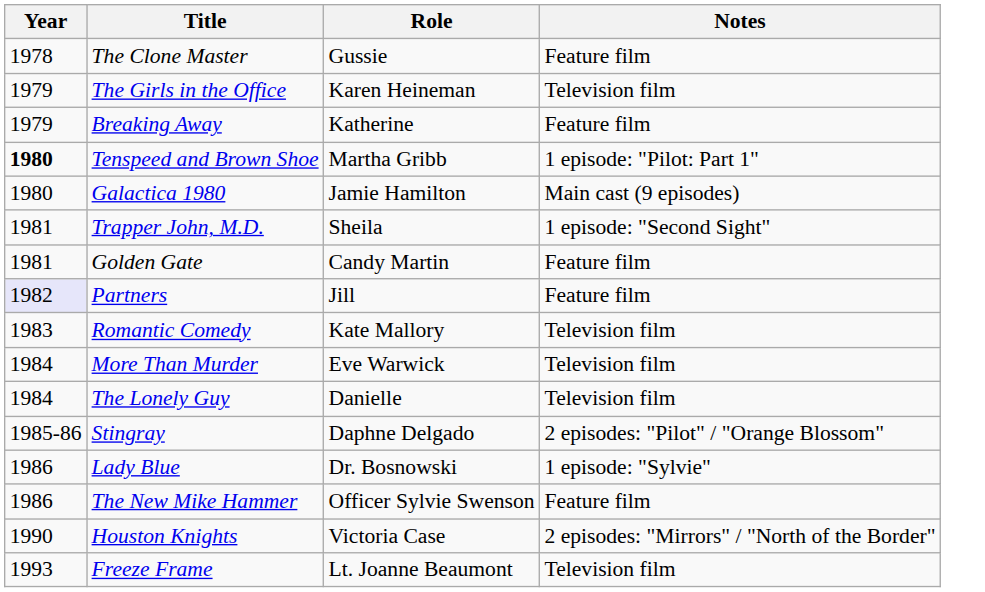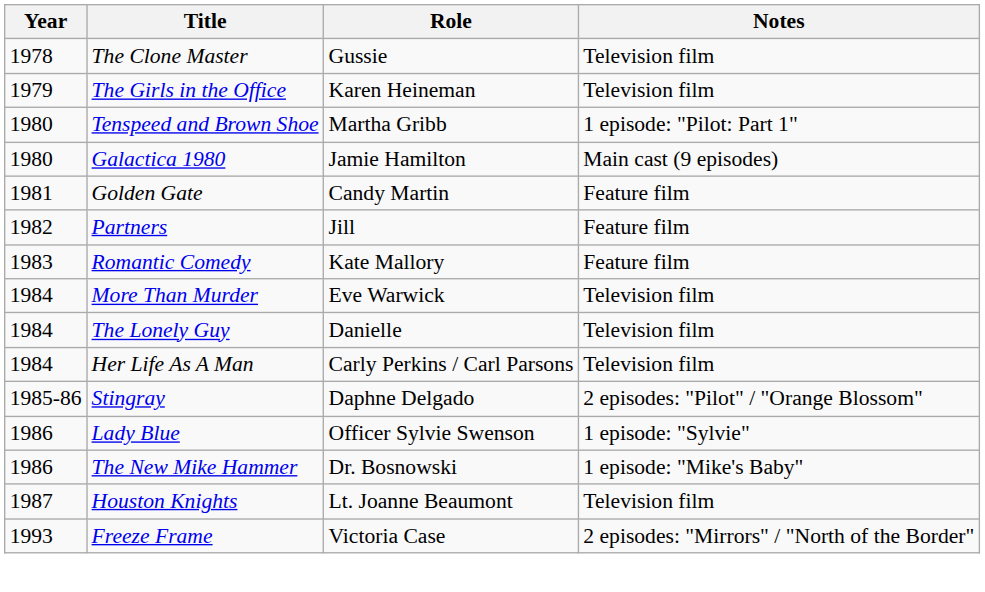(598, 55) Feature film -> (649, 55) Television film
- row: (157, 124)
(31, 158) bold -> (31, 124) normal
- row: (178, 227)
(31, 295) lavender background -> (31, 227) no background
(610, 329) Television film -> (636, 261) Feature film
+ row: (173, 364)
(393, 466) Dr. Bosnowski -> (432, 432) Officer Sylvie Swenson
(432, 501) Officer Sylvie Swenson -> (393, 466) Dr. Bosnowski
(598, 501) Feature film -> (693, 466) 1 episode: "Mike's Baby"
(31, 535) 1990 -> (31, 501) 1987
(387, 535) Victoria Case -> (421, 501) Lt. Joanne Beaumont
(740, 535) 2 episodes: "Mirrors" / "North of the Border" -> (649, 501) Television film
(421, 569) Lt. Joanne Beaumont -> (387, 535) Victoria Case
(610, 569) Television film -> (779, 535) 2 episodes: "Mirrors" / "North of the Border"
